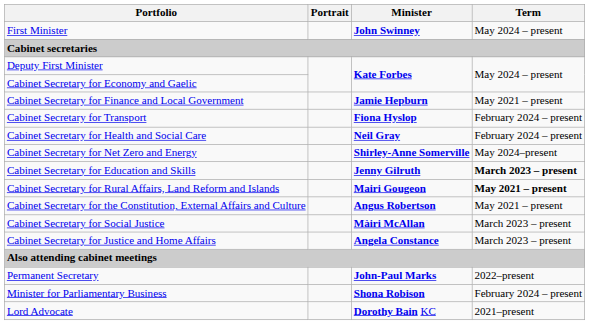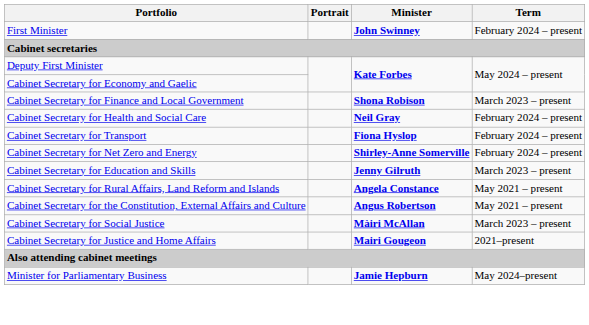(518, 30) May 2024 – present -> (528, 30) February 2024 – present
(391, 100) Jamie Hepburn -> (389, 100) Shona Robison
(518, 100) May 2021 – present -> (523, 100) March 2023 – present
rows swapped: (107, 135) <-> (77, 118)
(516, 153) May 2024–present -> (528, 153) February 2024 – present
(526, 170) bold -> (523, 170) normal
(390, 188) Mairi Gougeon -> (396, 188) Angela Constance
(521, 188) bold -> (518, 188) normal
(396, 240) Angela Constance -> (390, 240) Mairi Gougeon
(523, 240) March 2023 – present -> (504, 240) 2021–present
- row: (53, 275)
(389, 293) Shona Robison -> (391, 275) Jamie Hepburn
(528, 293) February 2024 – present -> (516, 275) May 2024–present
- row: (40, 310)
